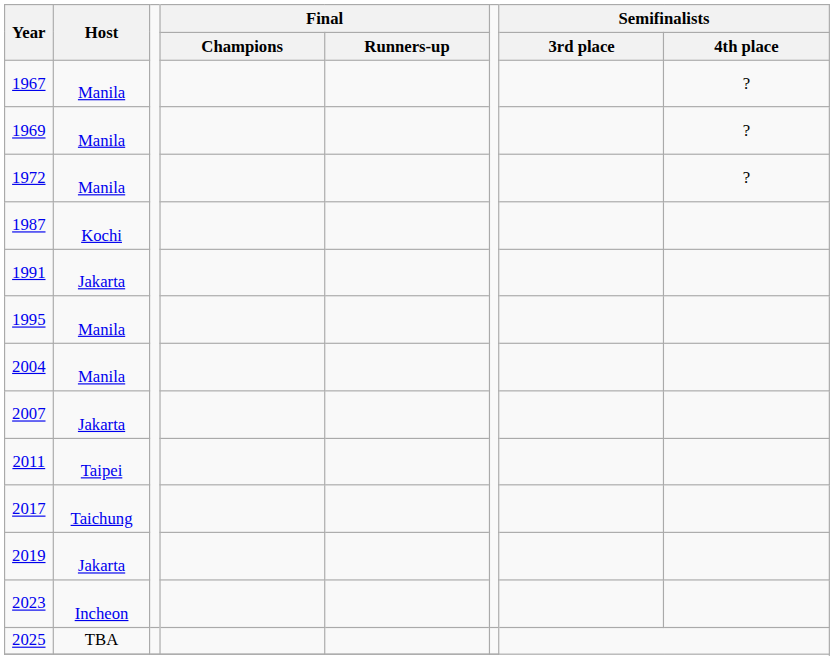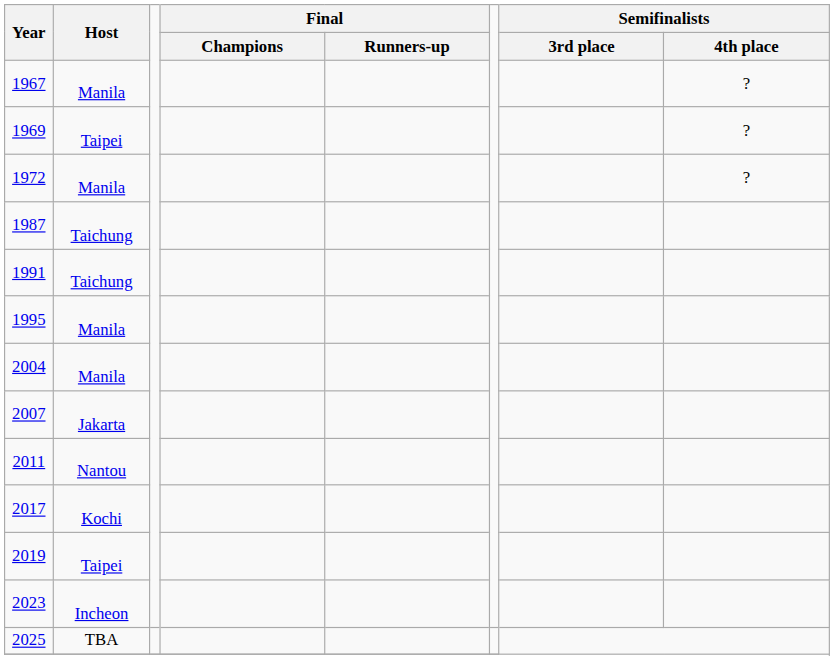(102, 140) Manila -> (102, 140) Taipei
(102, 235) Kochi -> (102, 235) Taichung
(102, 282) Jakarta -> (102, 282) Taichung
(102, 471) Taipei -> (102, 471) Nantou
(102, 518) Taichung -> (102, 518) Kochi
(102, 566) Jakarta -> (102, 566) Taipei
